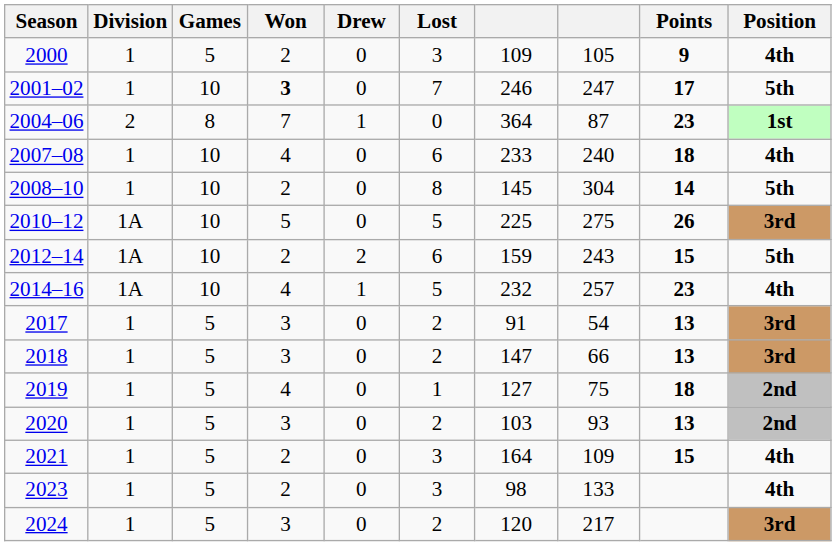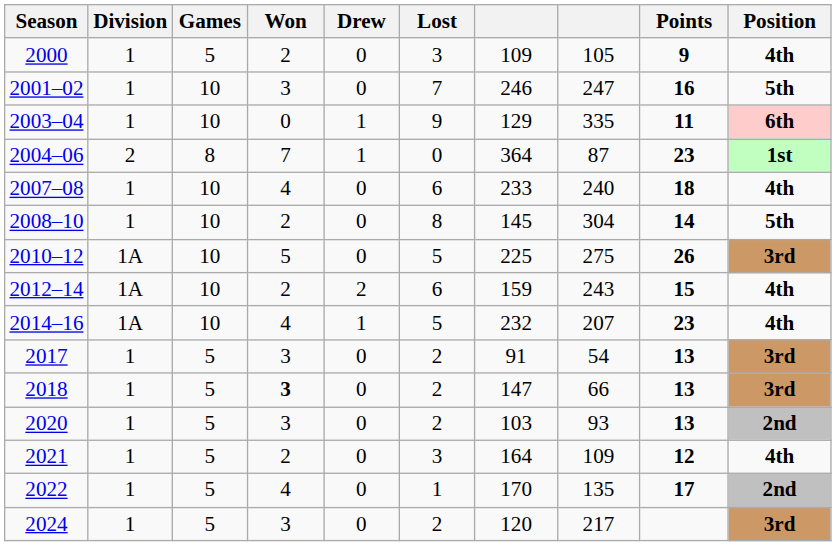(286, 88) bold -> (286, 88) normal
(684, 88) 17 -> (684, 88) 16
+ row: (46, 121)
(780, 255) 5th -> (780, 289) 4th
(598, 289) 257 -> (598, 322) 207
(286, 356) normal -> (286, 389) bold
- row: (46, 389)
(684, 456) 15 -> (684, 456) 12
+ row: (46, 490)
- row: (46, 490)
